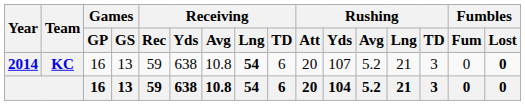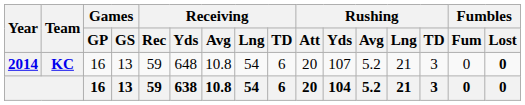(186, 64) 638 -> (186, 64) 648
(251, 64) bold -> (251, 64) normal
